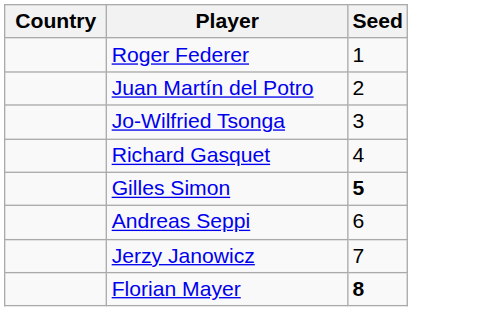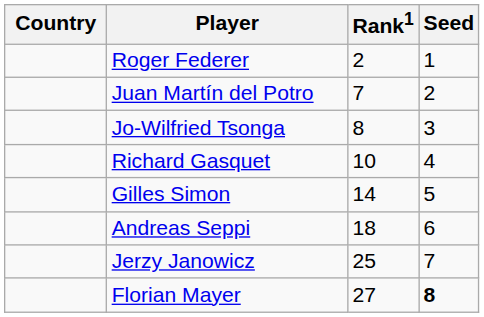+ column: (383, 24)
(358, 188) bold -> (429, 194) normal
